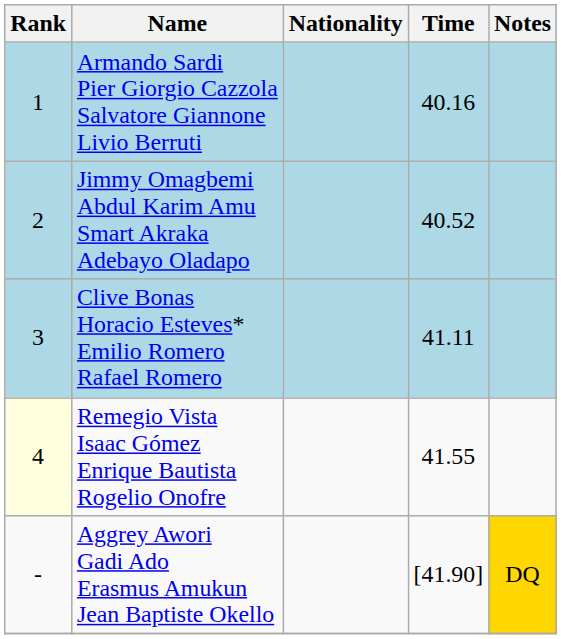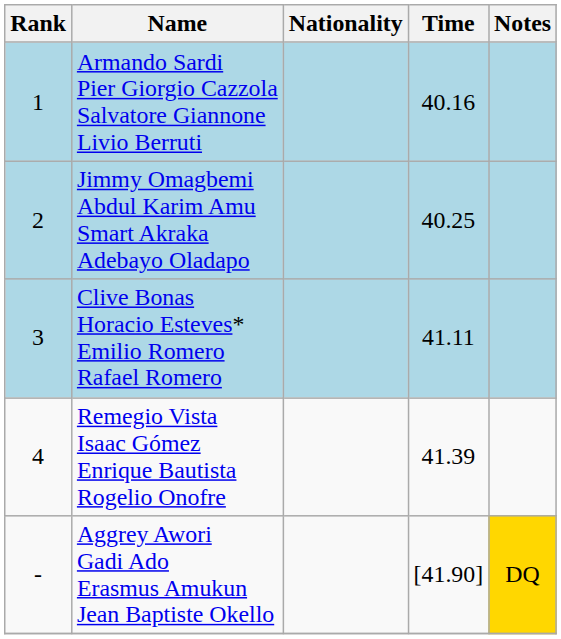(448, 219) 40.52 -> (448, 219) 40.25
(38, 456) lightyellow background -> (38, 456) no background
(448, 456) 41.55 -> (448, 456) 41.39
